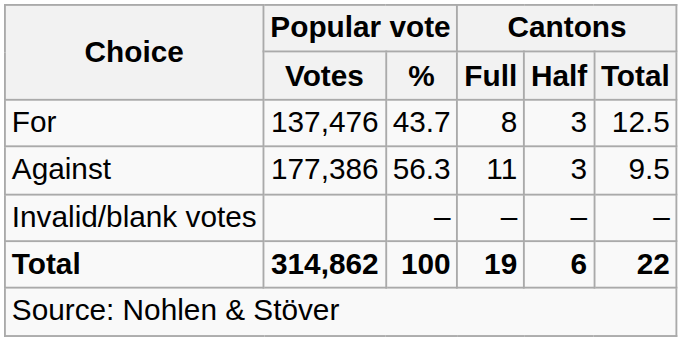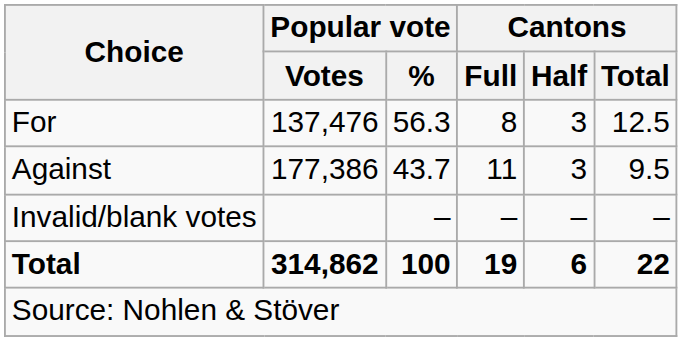(422, 122) 43.7 -> (422, 122) 56.3
(422, 169) 56.3 -> (422, 169) 43.7
